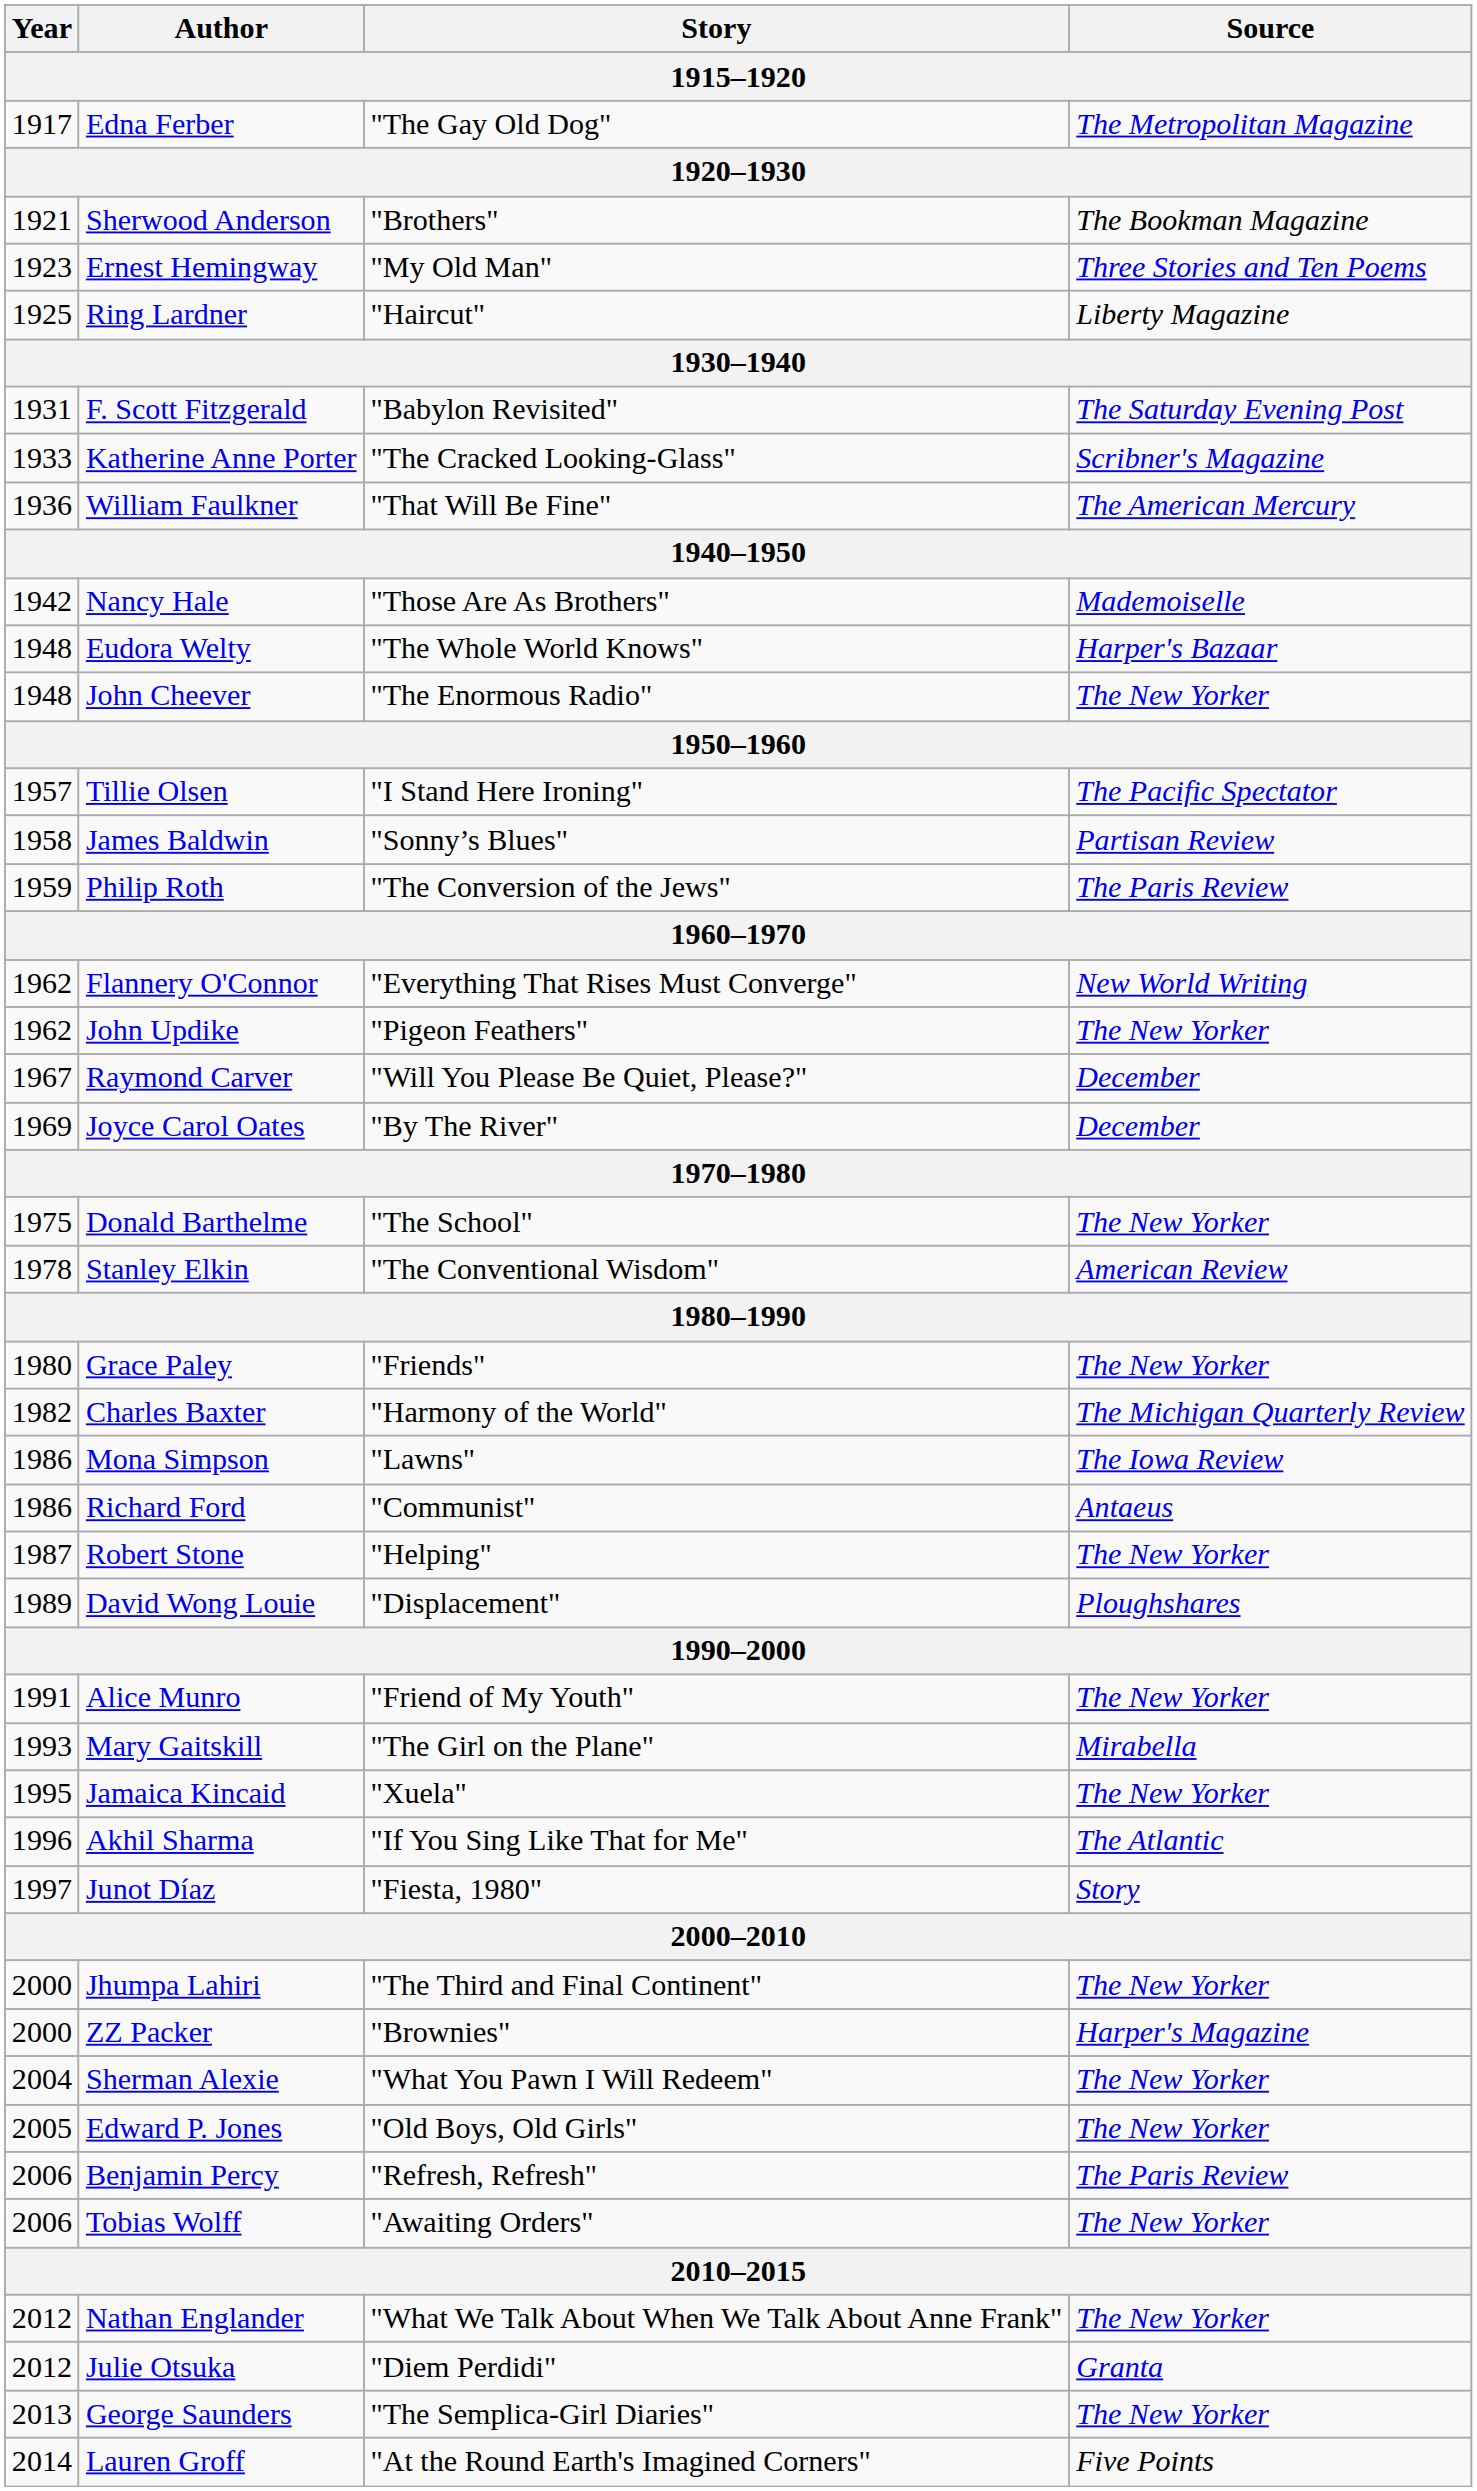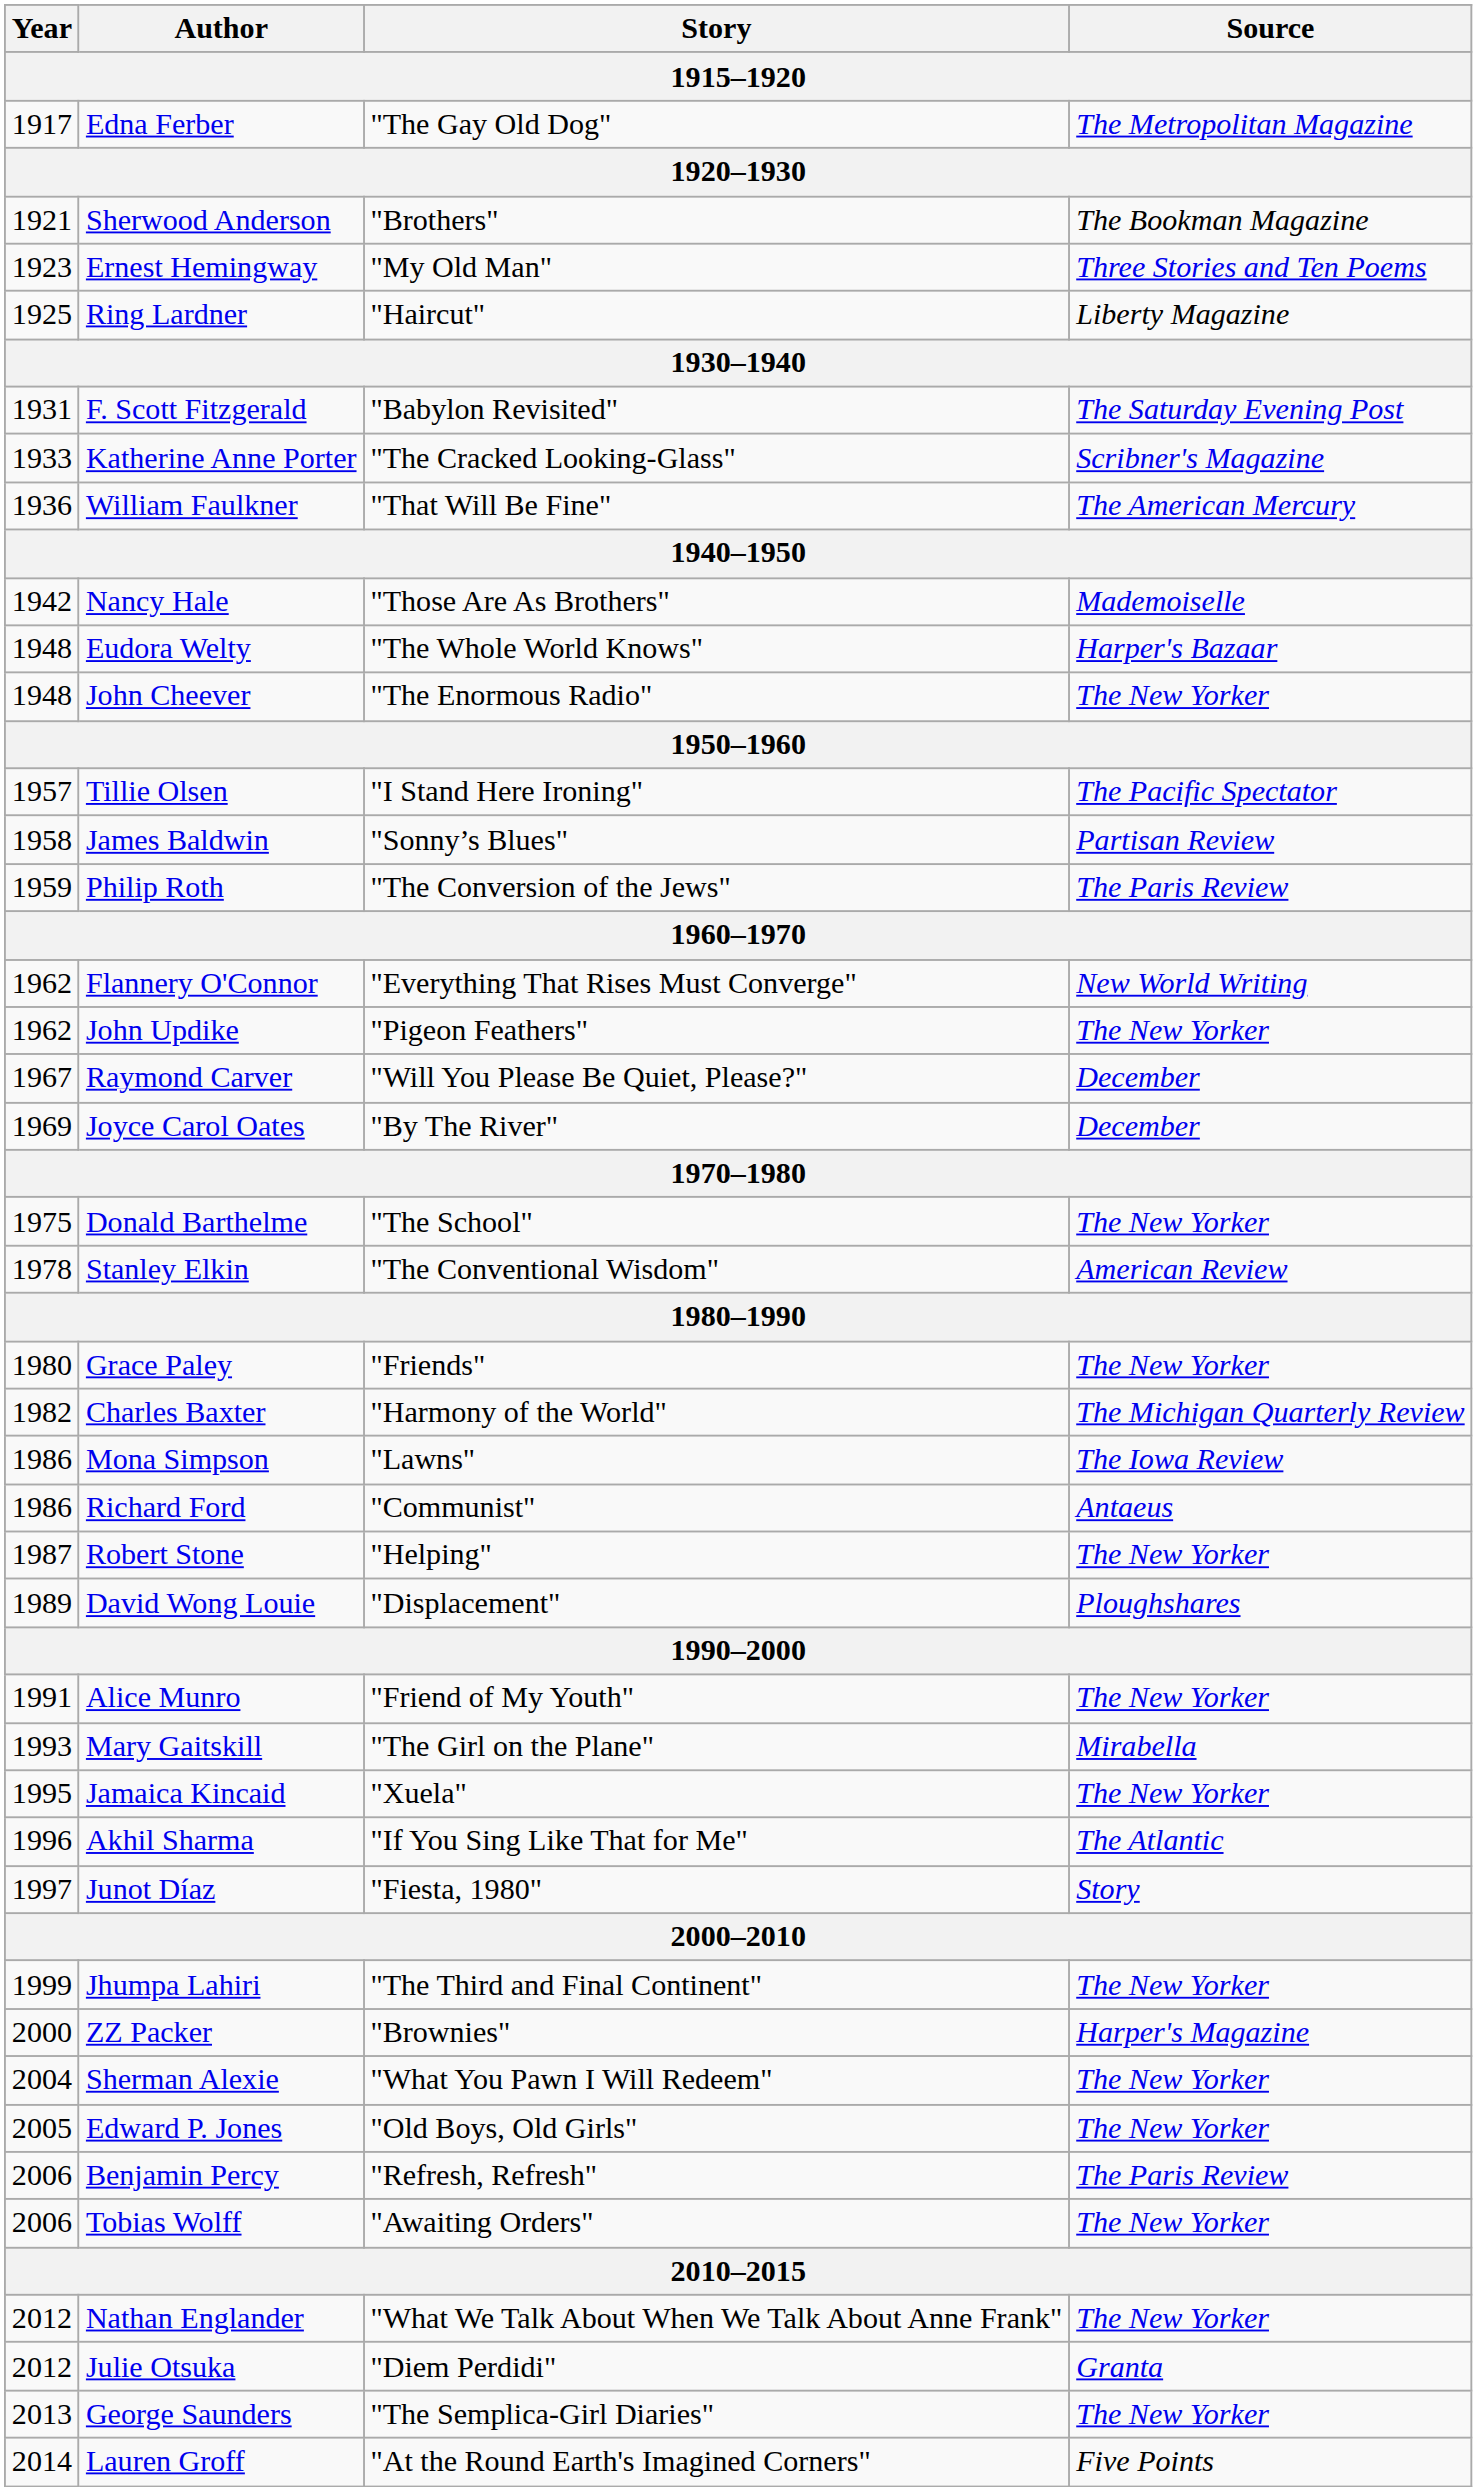(42, 1984) 2000 -> (42, 1984) 1999
